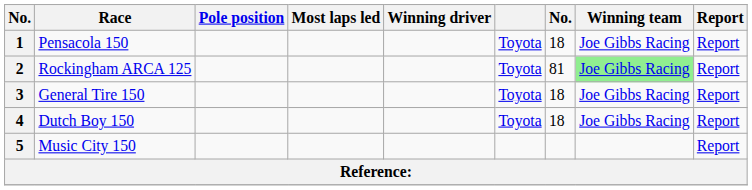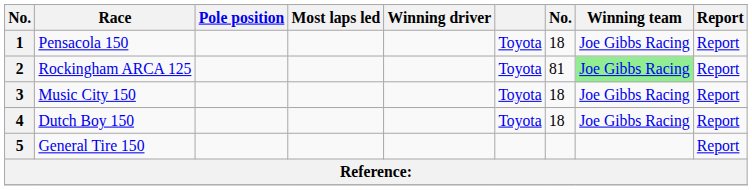(91, 95) General Tire 150 -> (87, 95) Music City 150
(87, 146) Music City 150 -> (91, 146) General Tire 150
